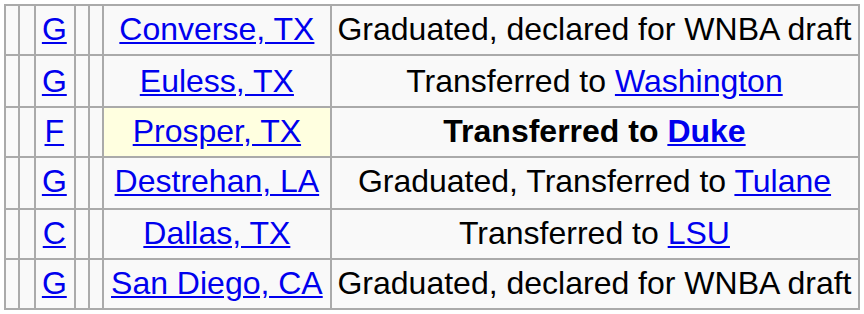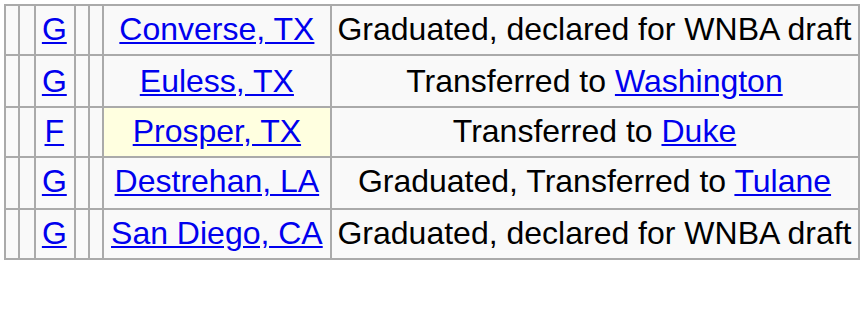(594, 131) bold -> (594, 131) normal
- row: (12, 233)
